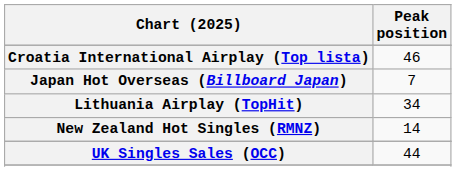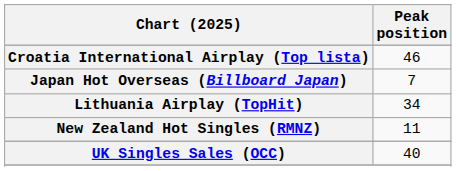(412, 129) 14 -> (412, 129) 11
(412, 153) 44 -> (412, 153) 40
